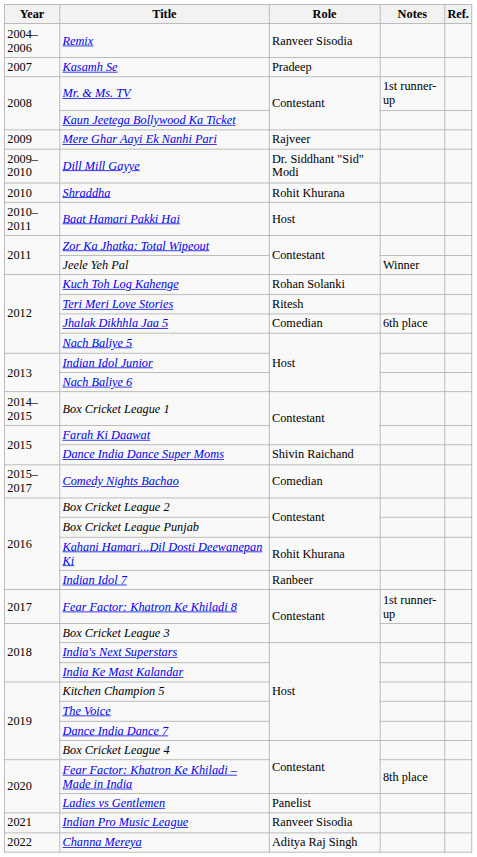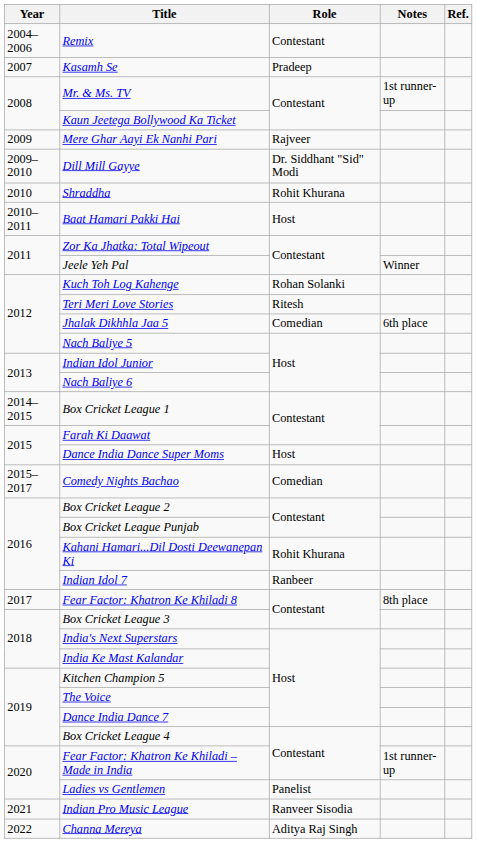(312, 40) Ranveer Sisodia -> (298, 40) Contestant
(313, 454) Shivin Raichand -> (284, 454) Host
(410, 606) 1st runner-up -> (405, 599) 8th place
(405, 776) 8th place -> (410, 762) 1st runner-up
